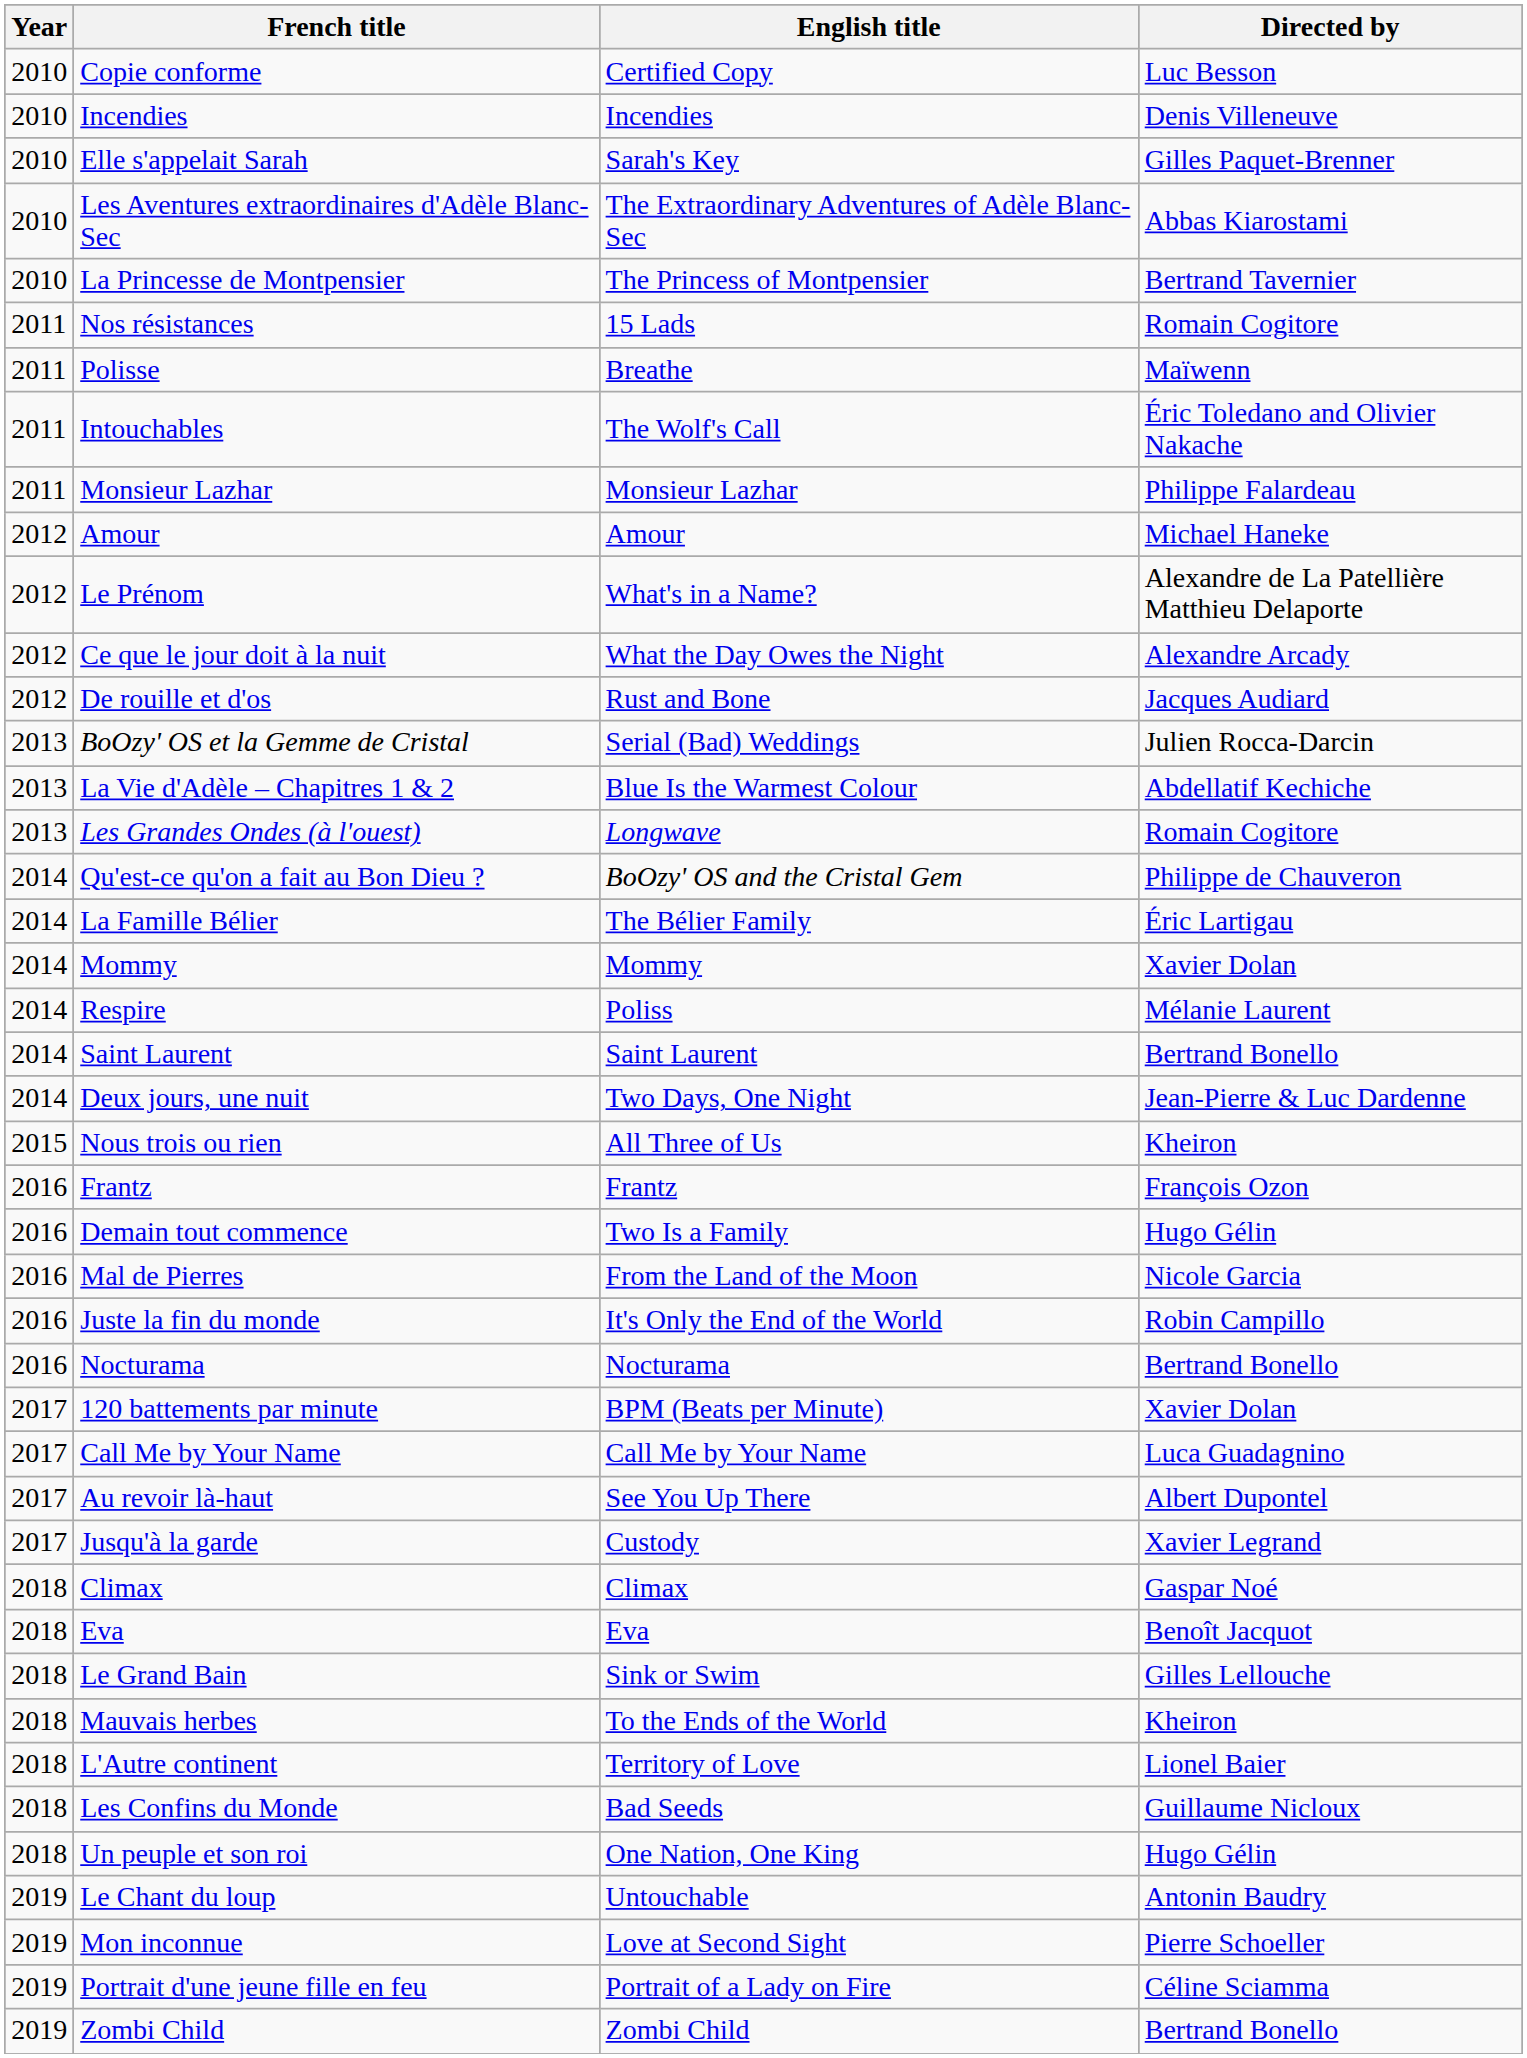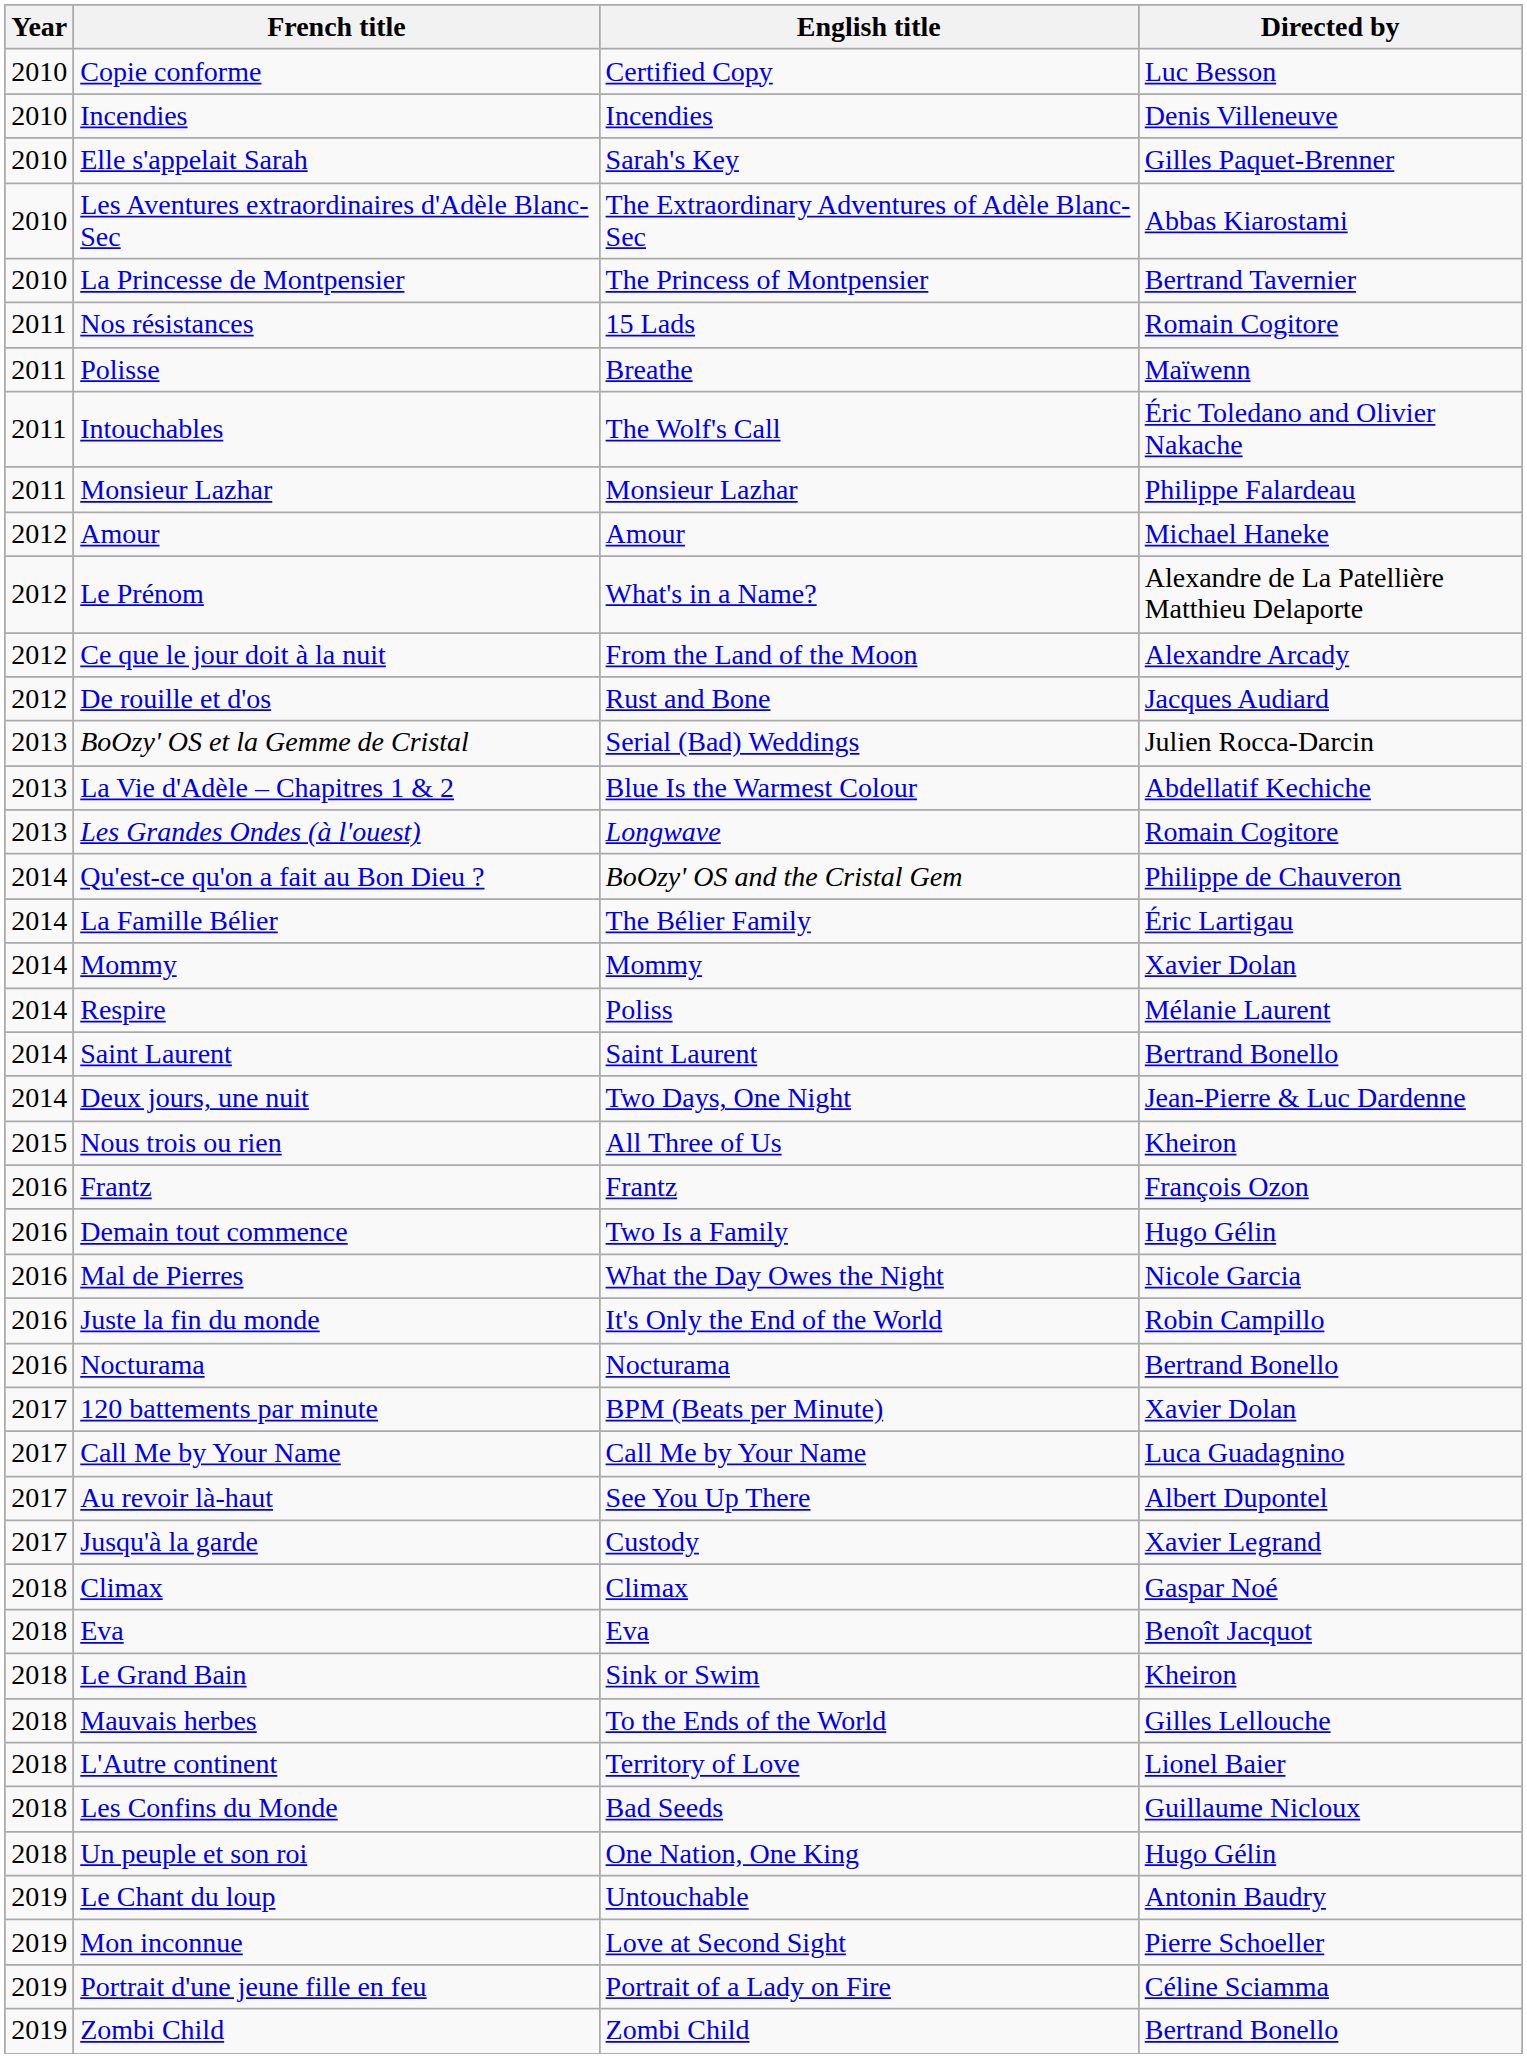(775, 654) What the Day Owes the Night -> (762, 654) From the Land of the Moon
(762, 1275) From the Land of the Moon -> (775, 1275) What the Day Owes the Night
(1238, 1675) Gilles Lellouche -> (1191, 1675) Kheiron
(1191, 1719) Kheiron -> (1238, 1719) Gilles Lellouche
